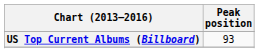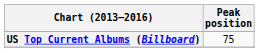(229, 39) 93 -> (229, 39) 75
